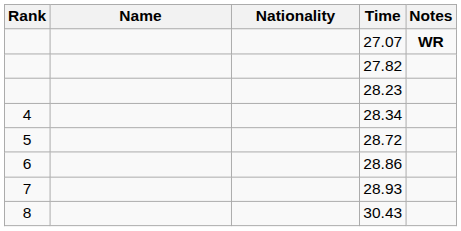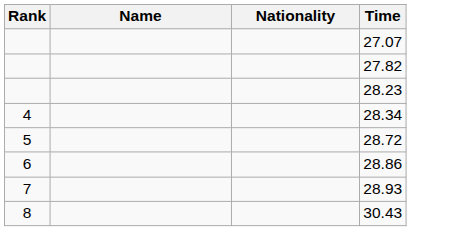- column: (431, 16)
